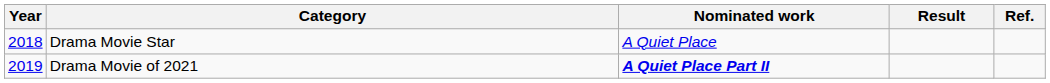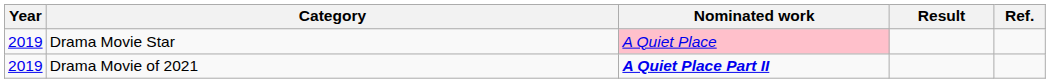(25, 41) 2018 -> (25, 41) 2019
(670, 41) no background -> (670, 41) pink background
